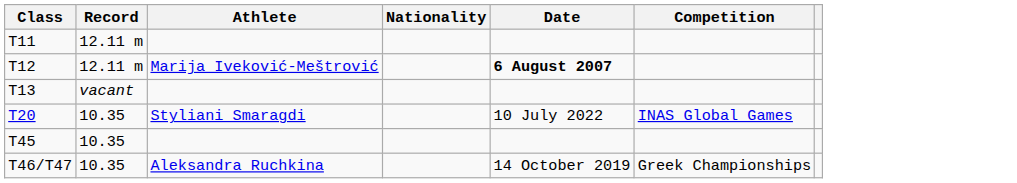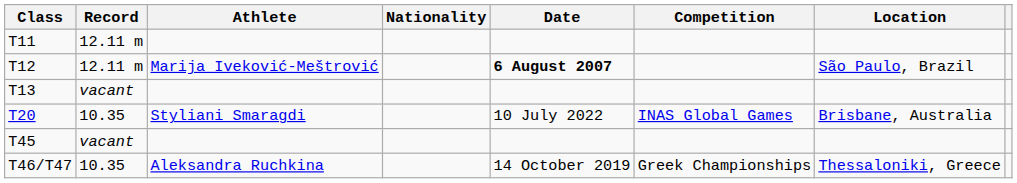+ column: (910, 17)
(102, 141) 10.35 -> (107, 141) vacant
